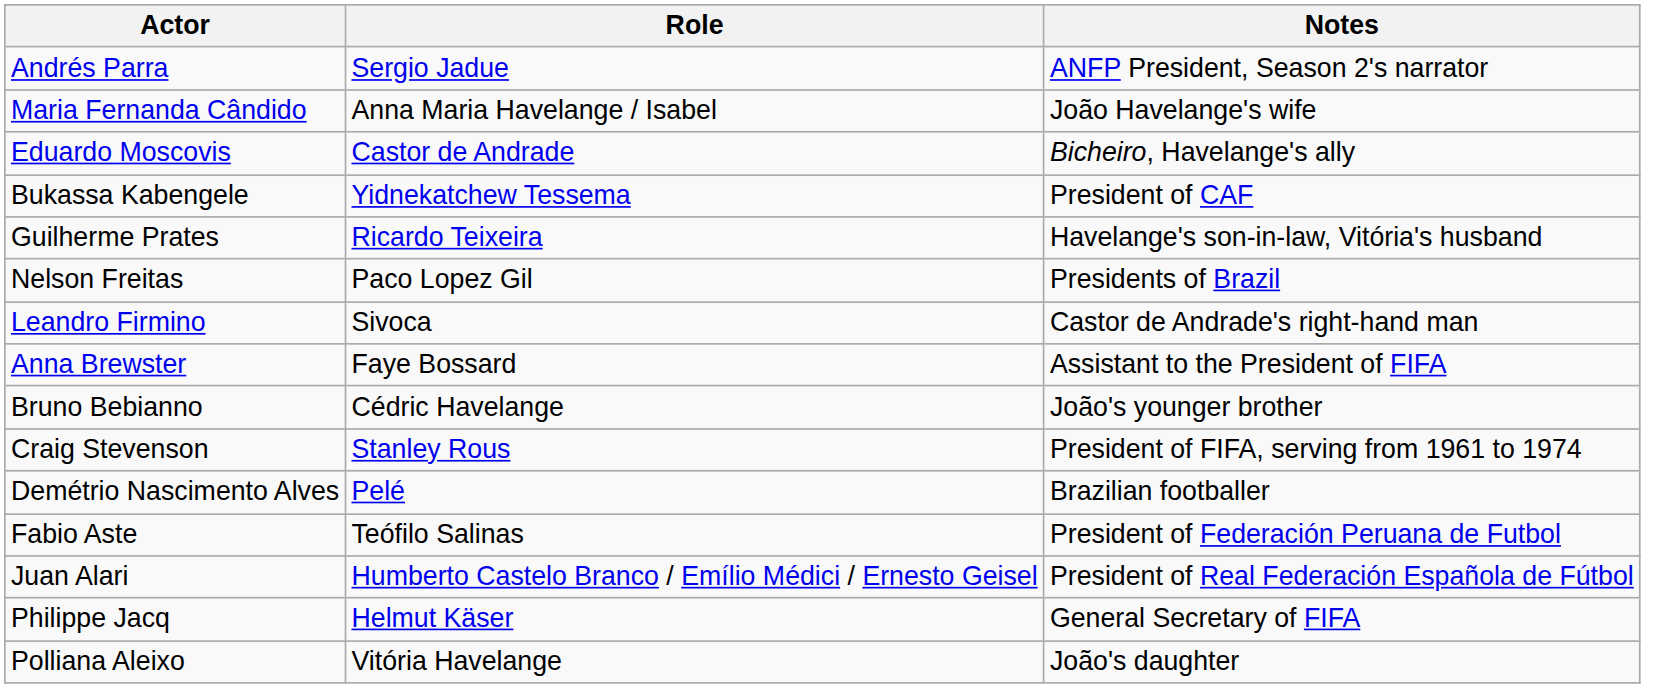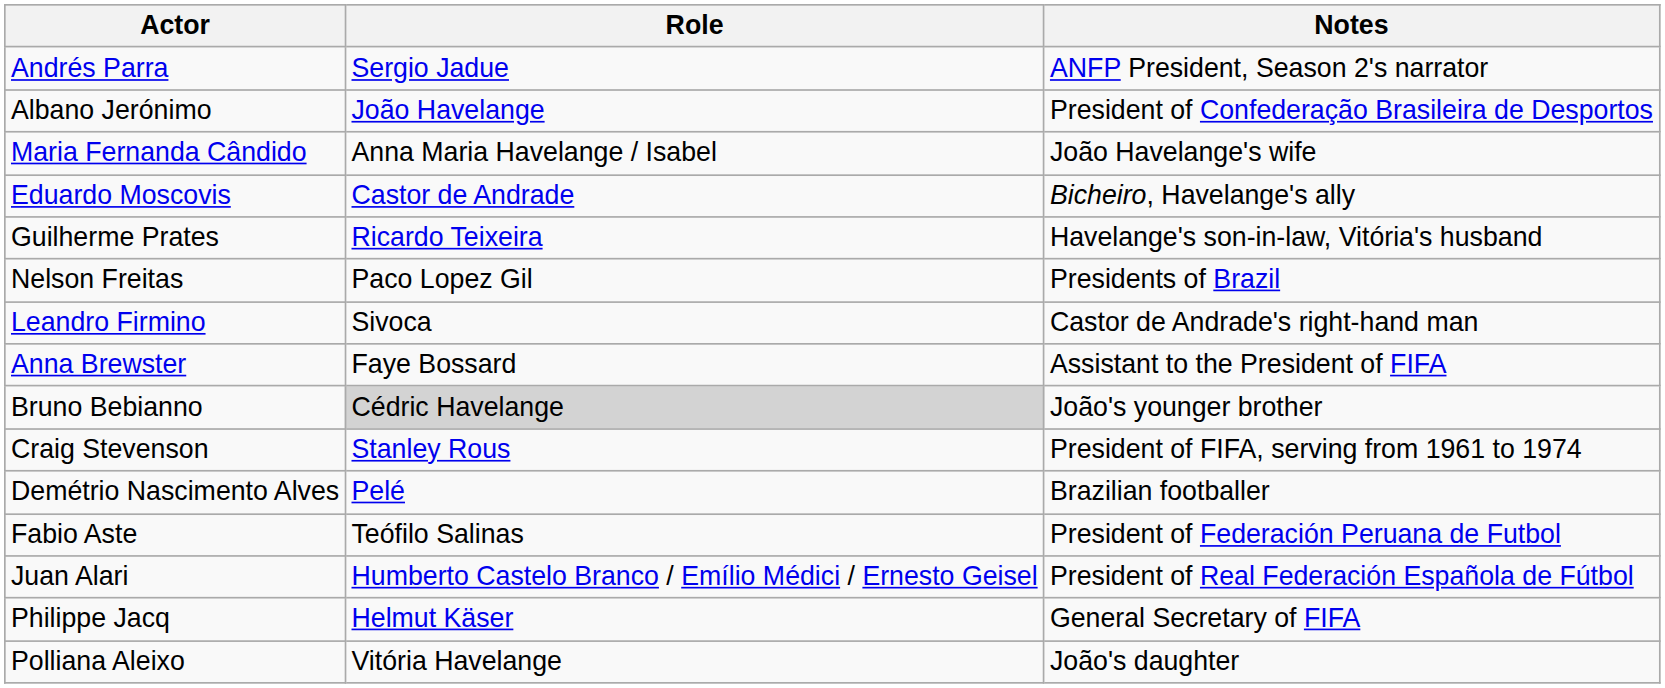+ row: (111, 110)
- row: (130, 195)
(458, 407) no background -> (458, 407) lightgrey background
